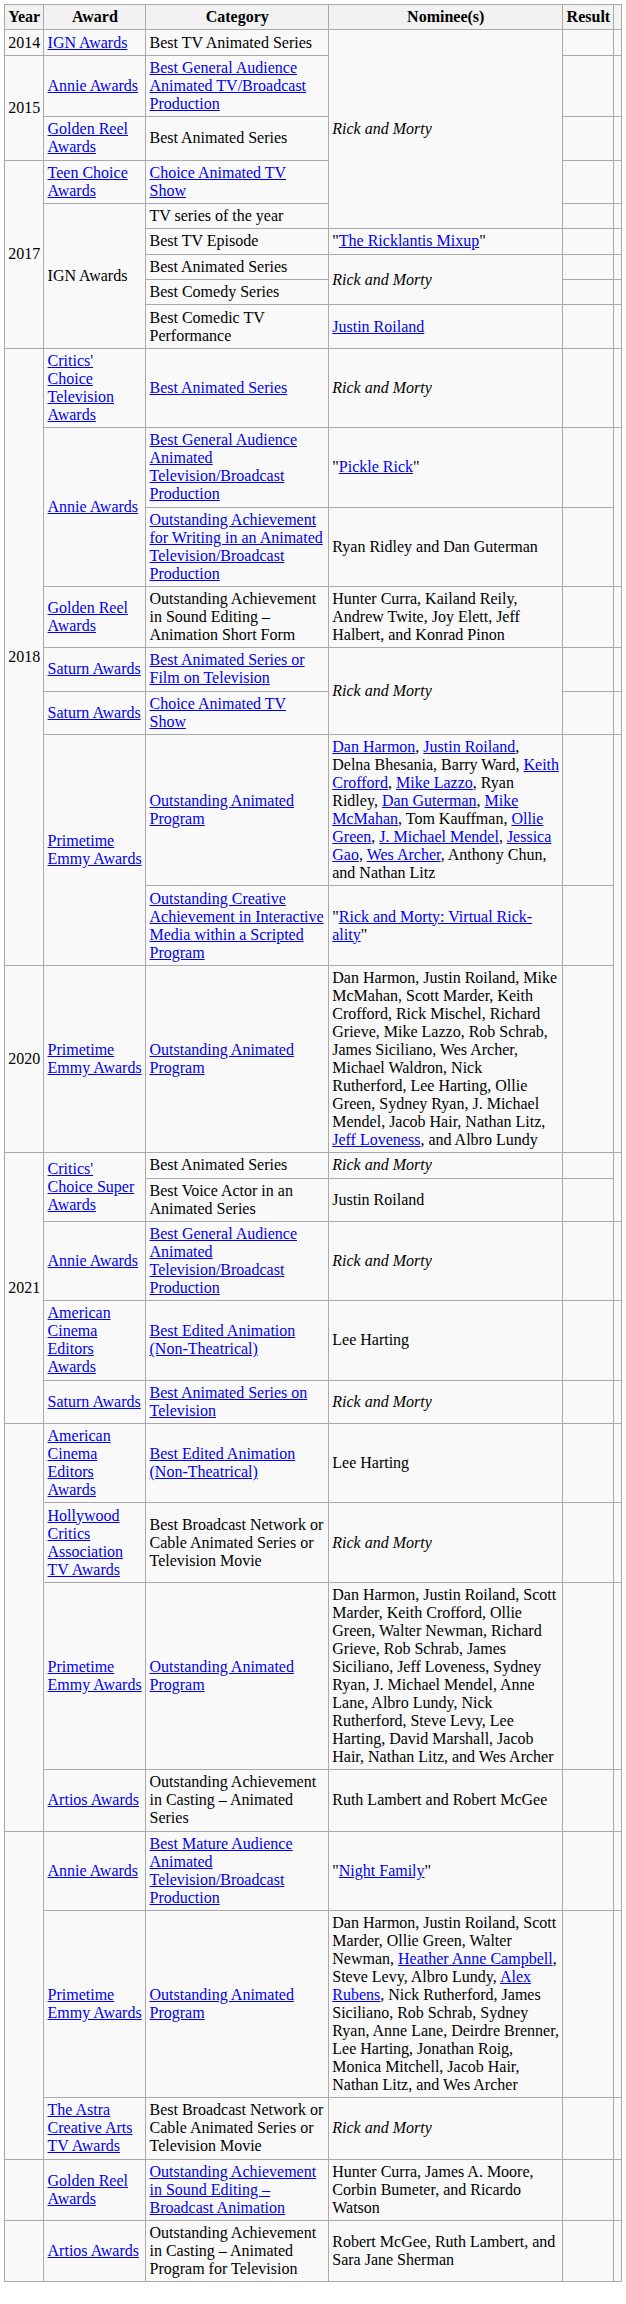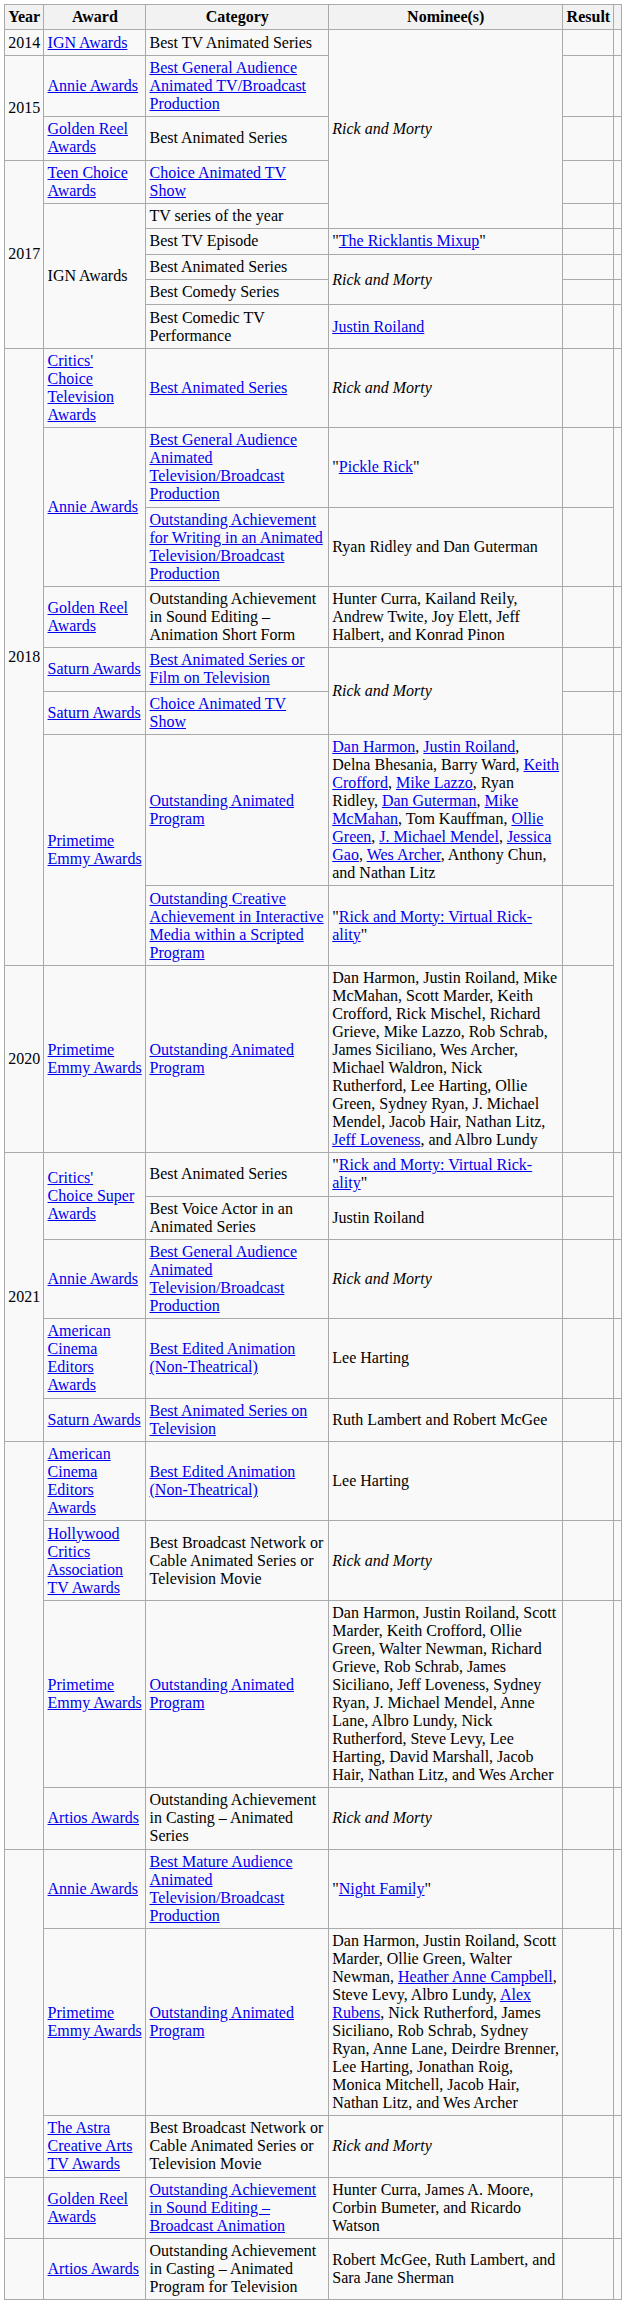(382, 1165) Rick and Morty -> (432, 1174) "Rick and Morty: Virtual Rick-ality"
(382, 1401) Rick and Morty -> (440, 1419) Ruth Lambert and Robert McGee
(440, 1800) Ruth Lambert and Robert McGee -> (382, 1818) Rick and Morty
